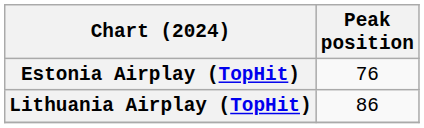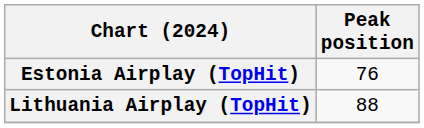(367, 106) 86 -> (367, 106) 88
